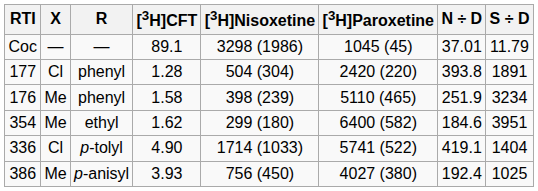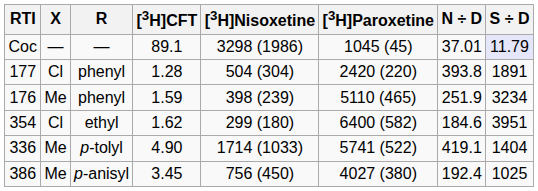(509, 46) no background -> (509, 46) lavender background
(167, 97) 1.58 -> (167, 97) 1.59
(56, 123) Me -> (56, 123) Cl
(56, 148) Cl -> (56, 148) Me
(167, 173) 3.93 -> (167, 173) 3.45
